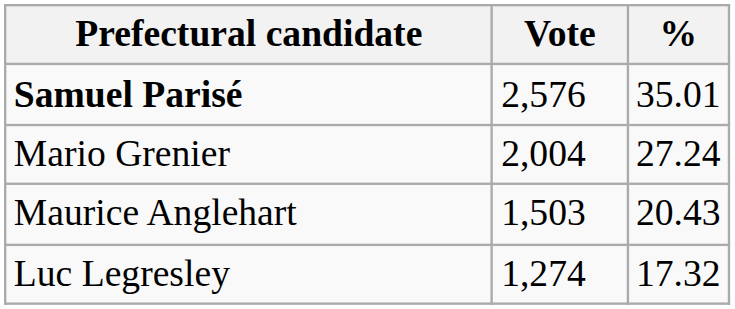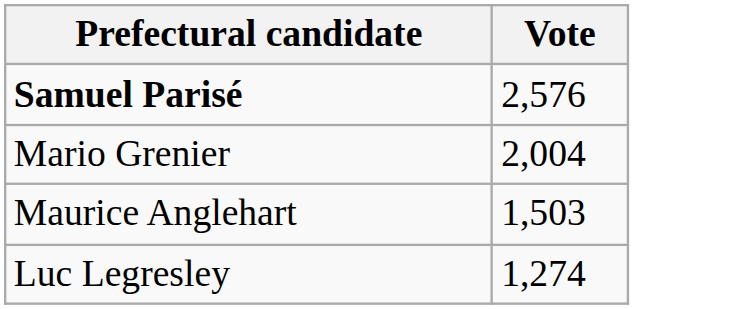- column: (678, 34)
